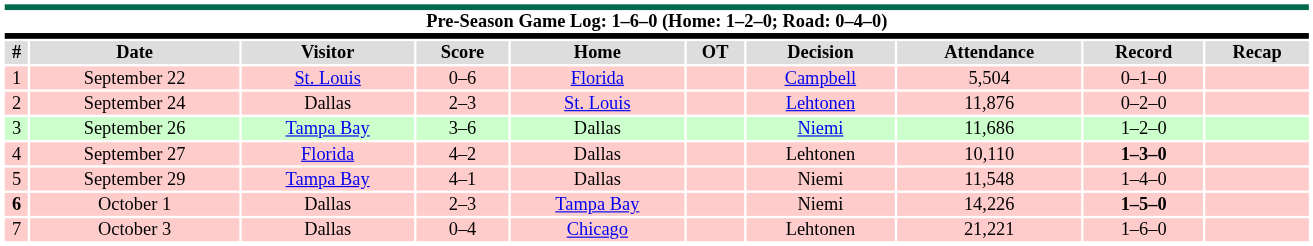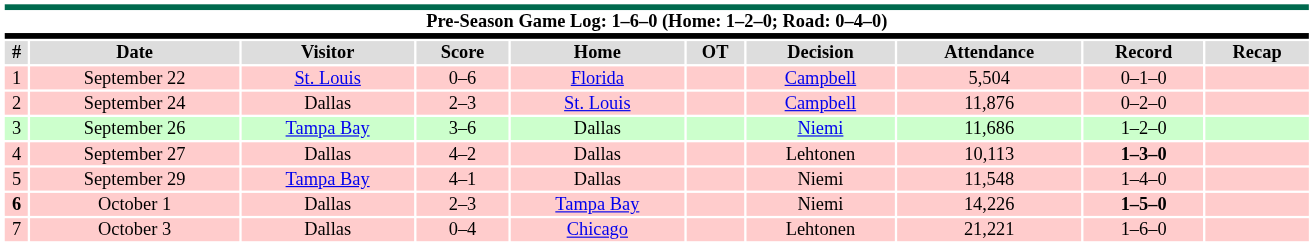(820, 103) Lehtonen -> (820, 103) Campbell
(328, 153) Florida -> (328, 153) Dallas
(989, 153) 10,110 -> (989, 153) 10,113
